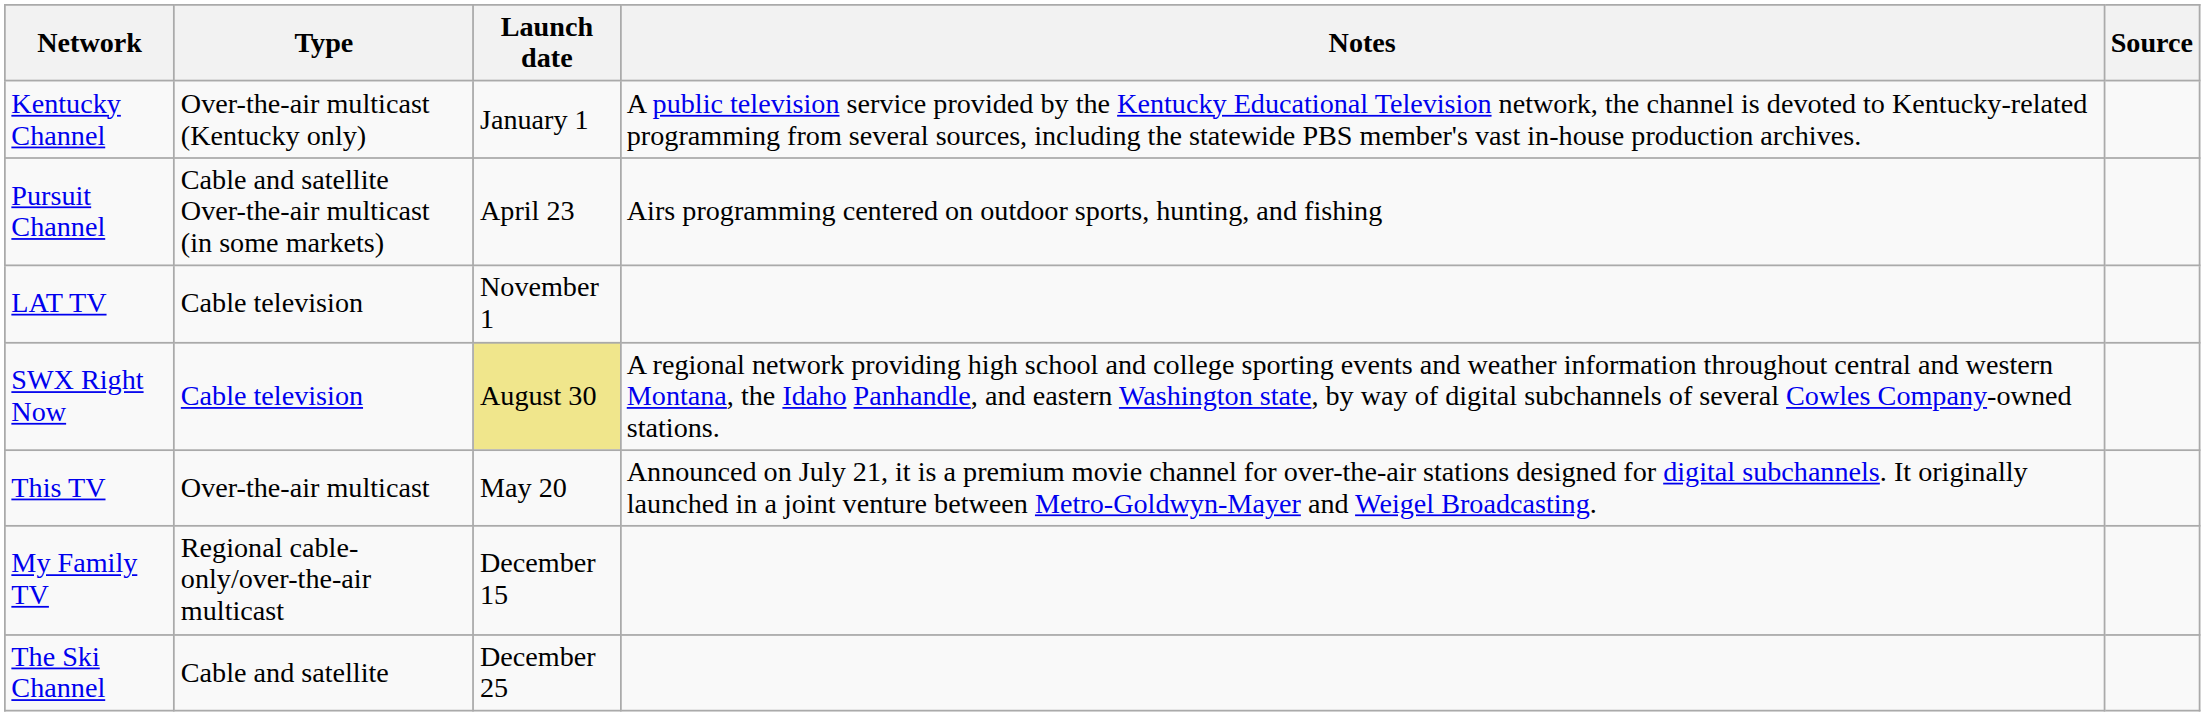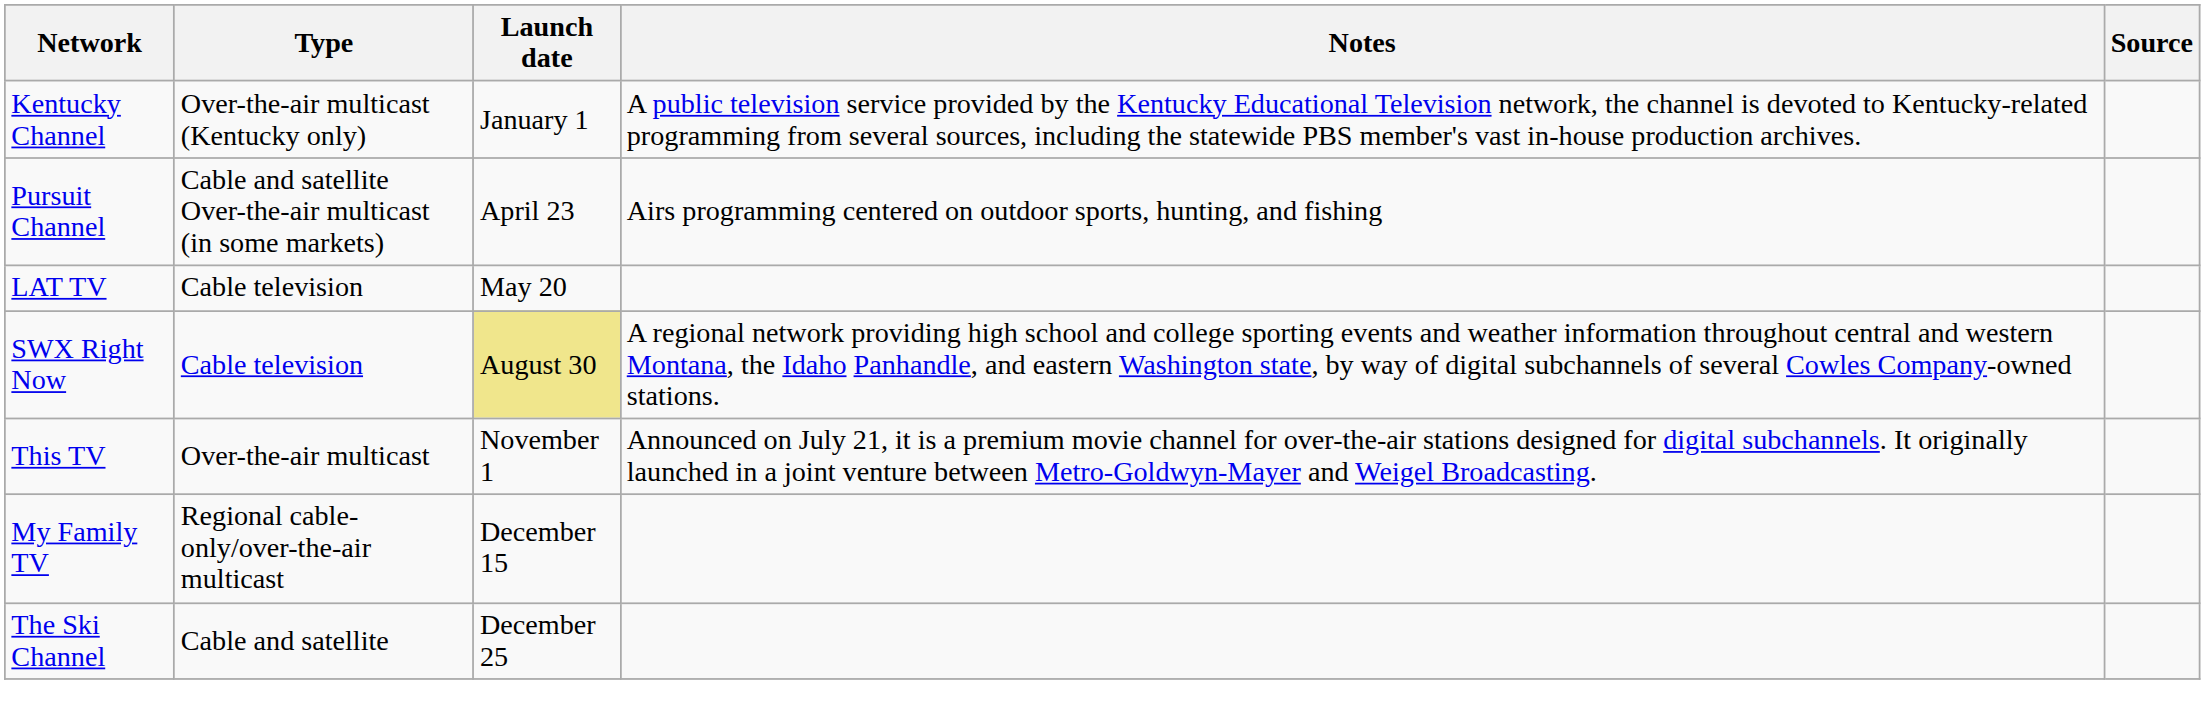(539, 303) November 1 -> (523, 287) May 20
(523, 487) May 20 -> (539, 456) November 1
